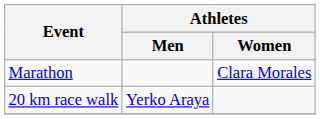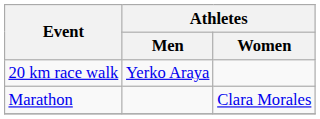rows swapped: (63, 100) <-> (41, 73)
